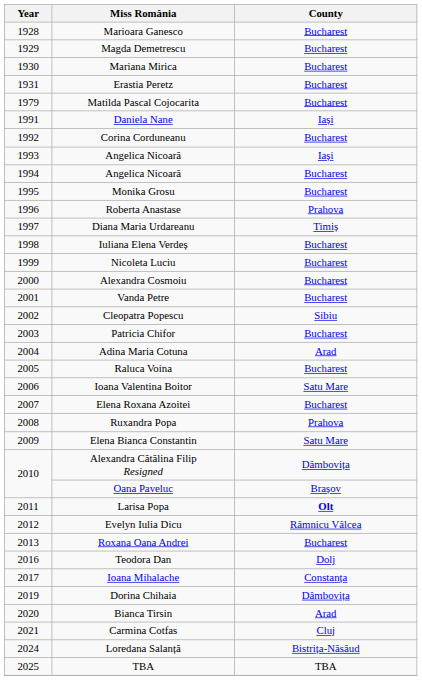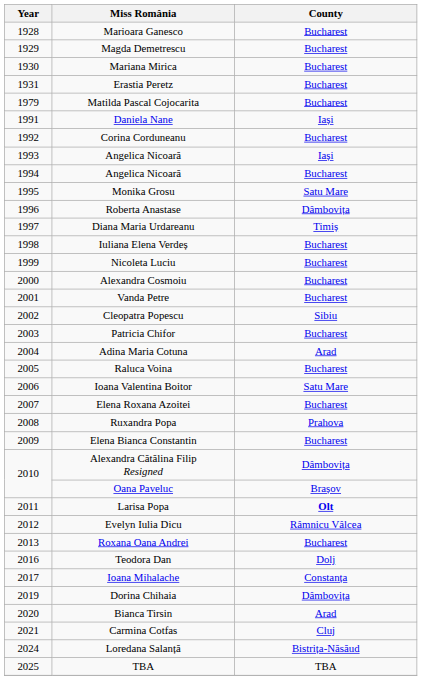(326, 191) Bucharest -> (326, 191) Satu Mare
(326, 209) Prahova -> (326, 209) Dâmbovița
(326, 440) Satu Mare -> (326, 440) Bucharest
